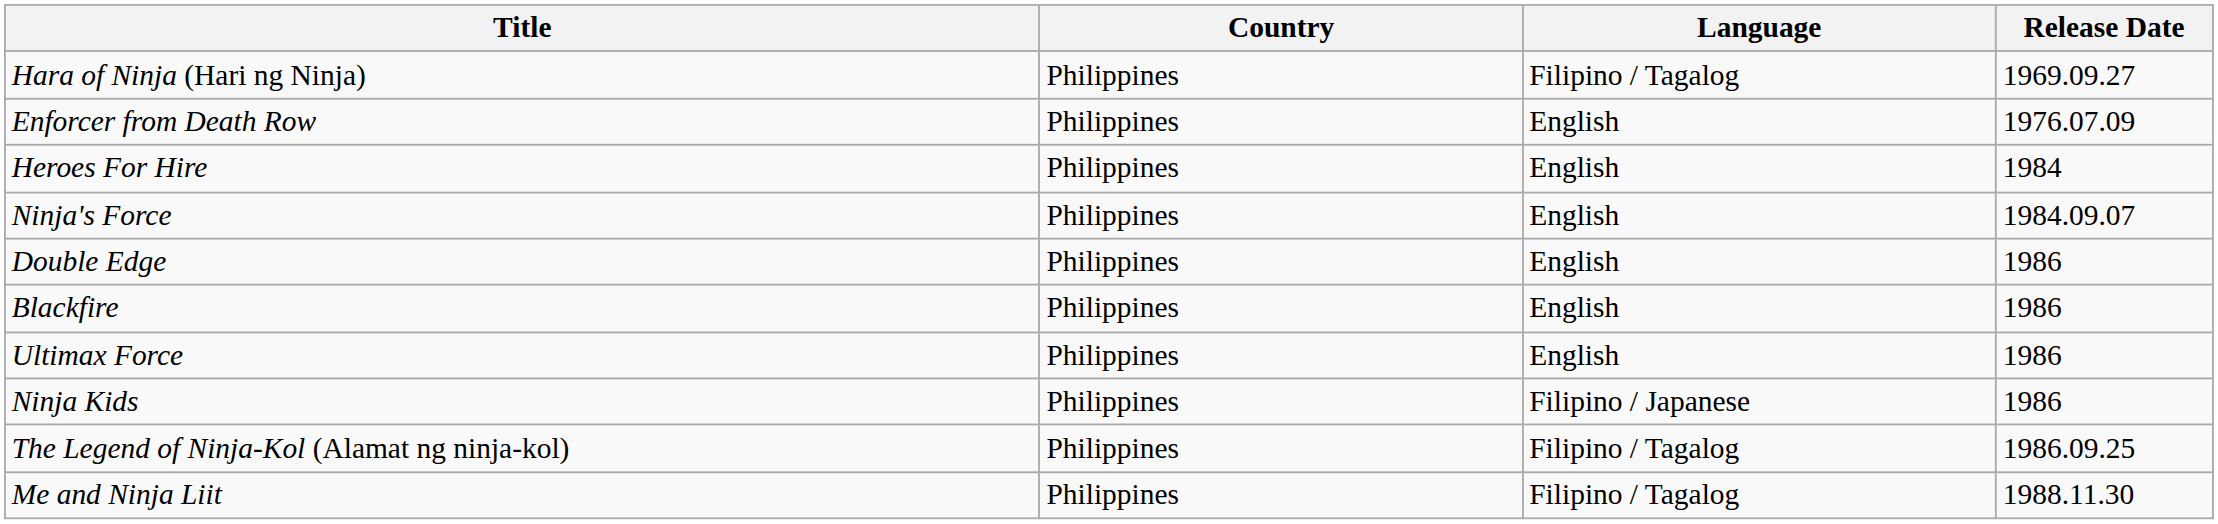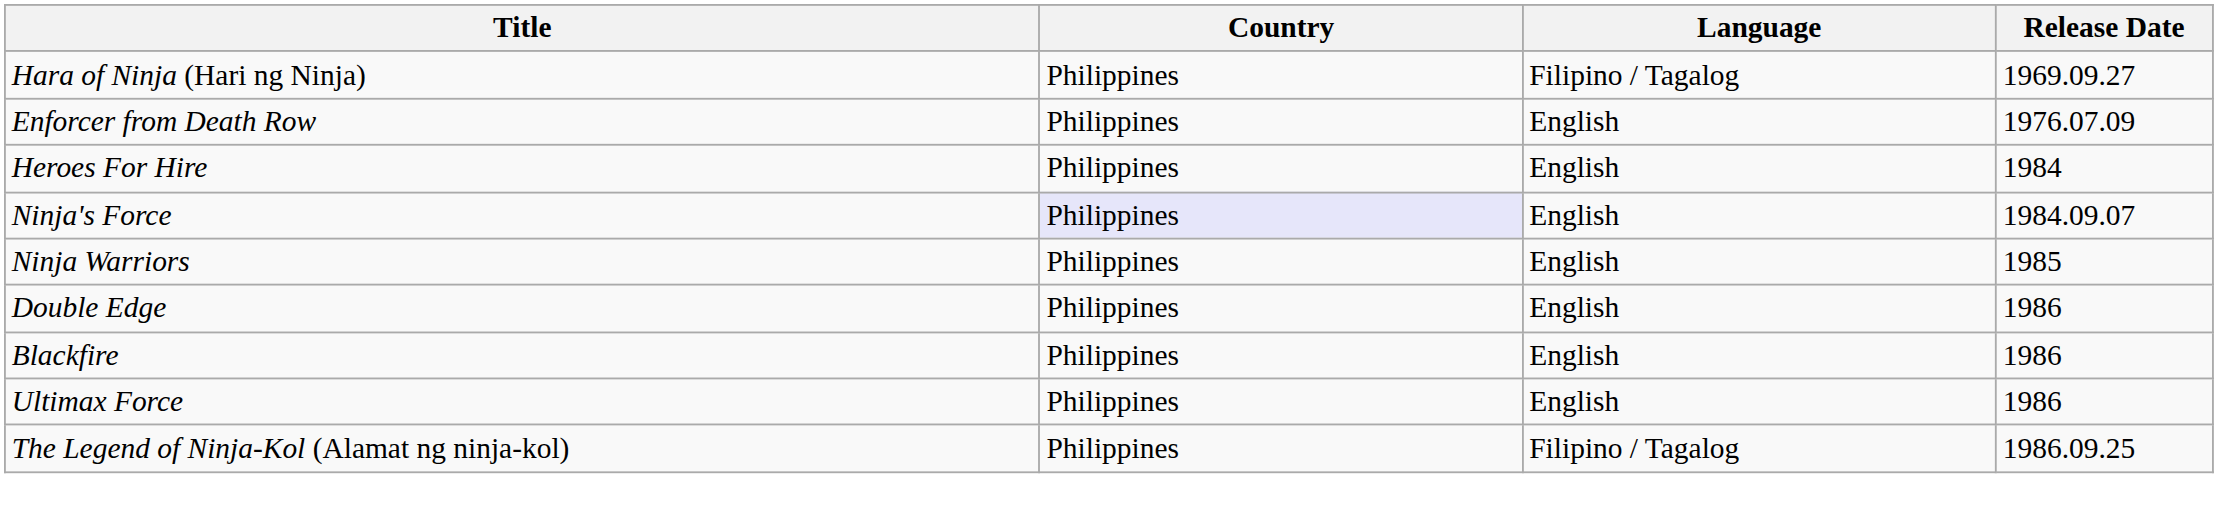(1113, 214) no background -> (1113, 214) lavender background
+ row: (101, 261)
- row: (75, 401)
- row: (117, 494)
